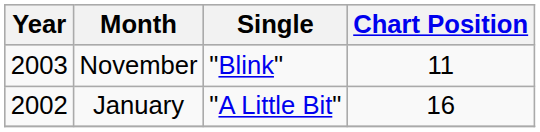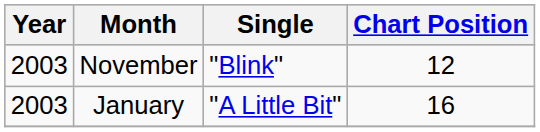(441, 65) 11 -> (441, 65) 12
(39, 106) 2002 -> (39, 106) 2003
